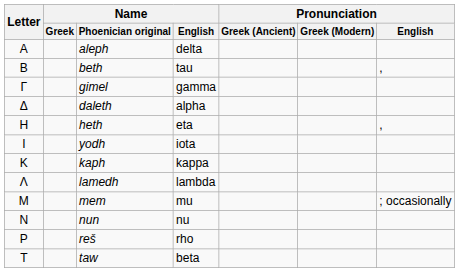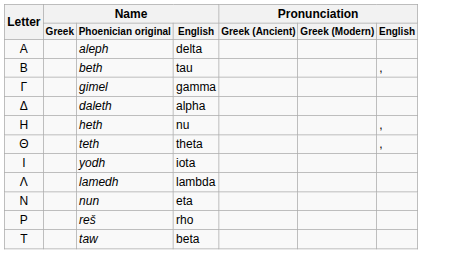(184, 125) eta -> (183, 125) nu
+ row: (89, 144)
- row: (92, 163)
- row: (92, 201)
(183, 220) nu -> (184, 201) eta
